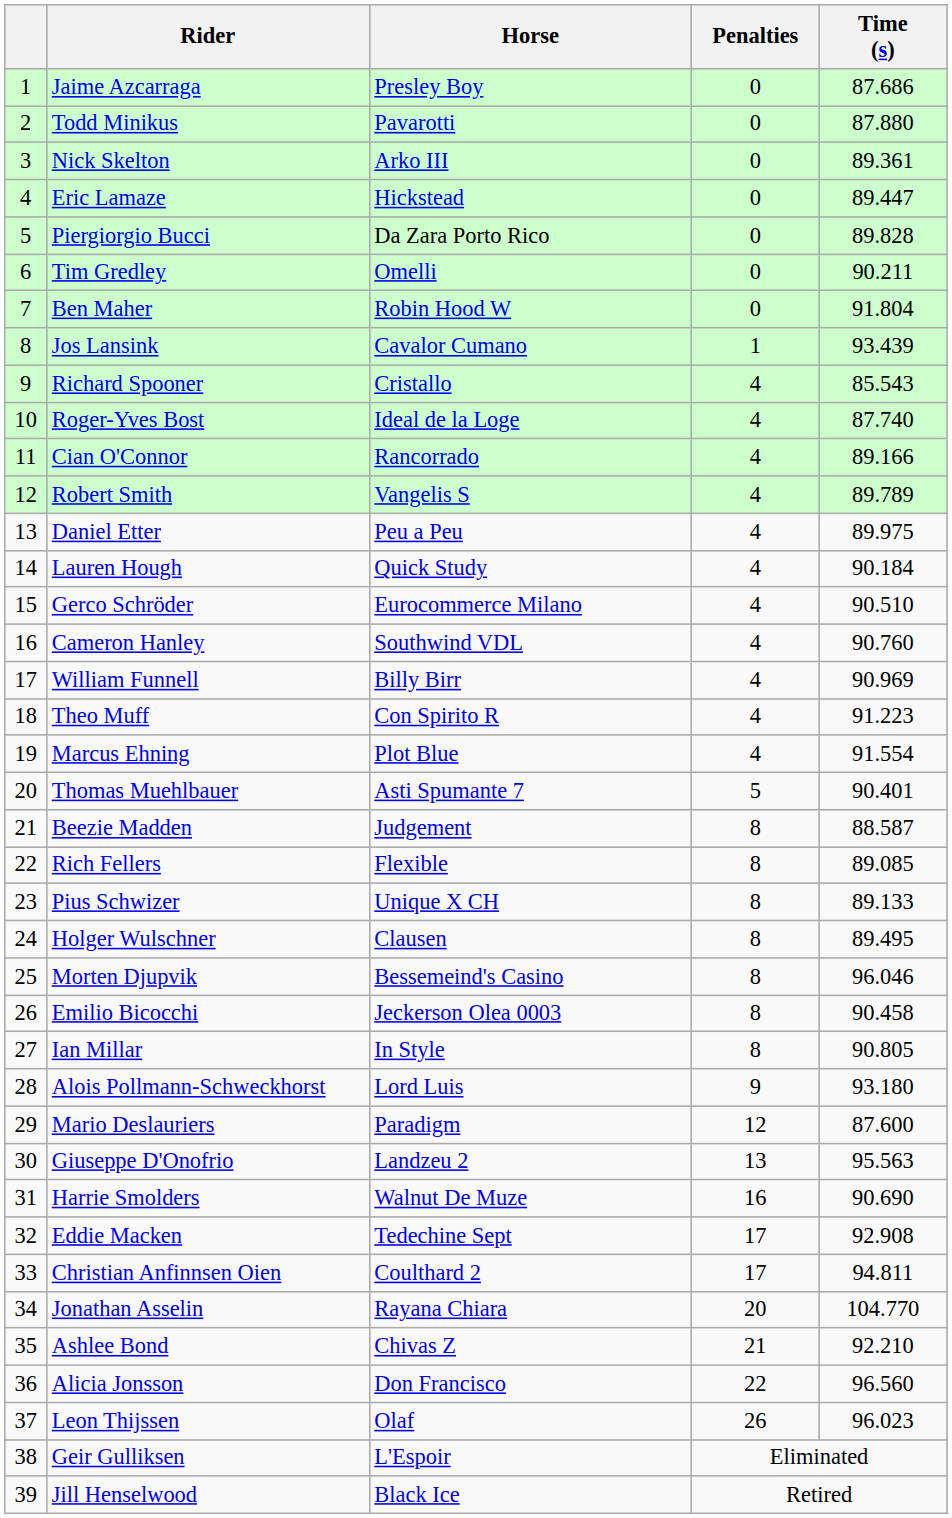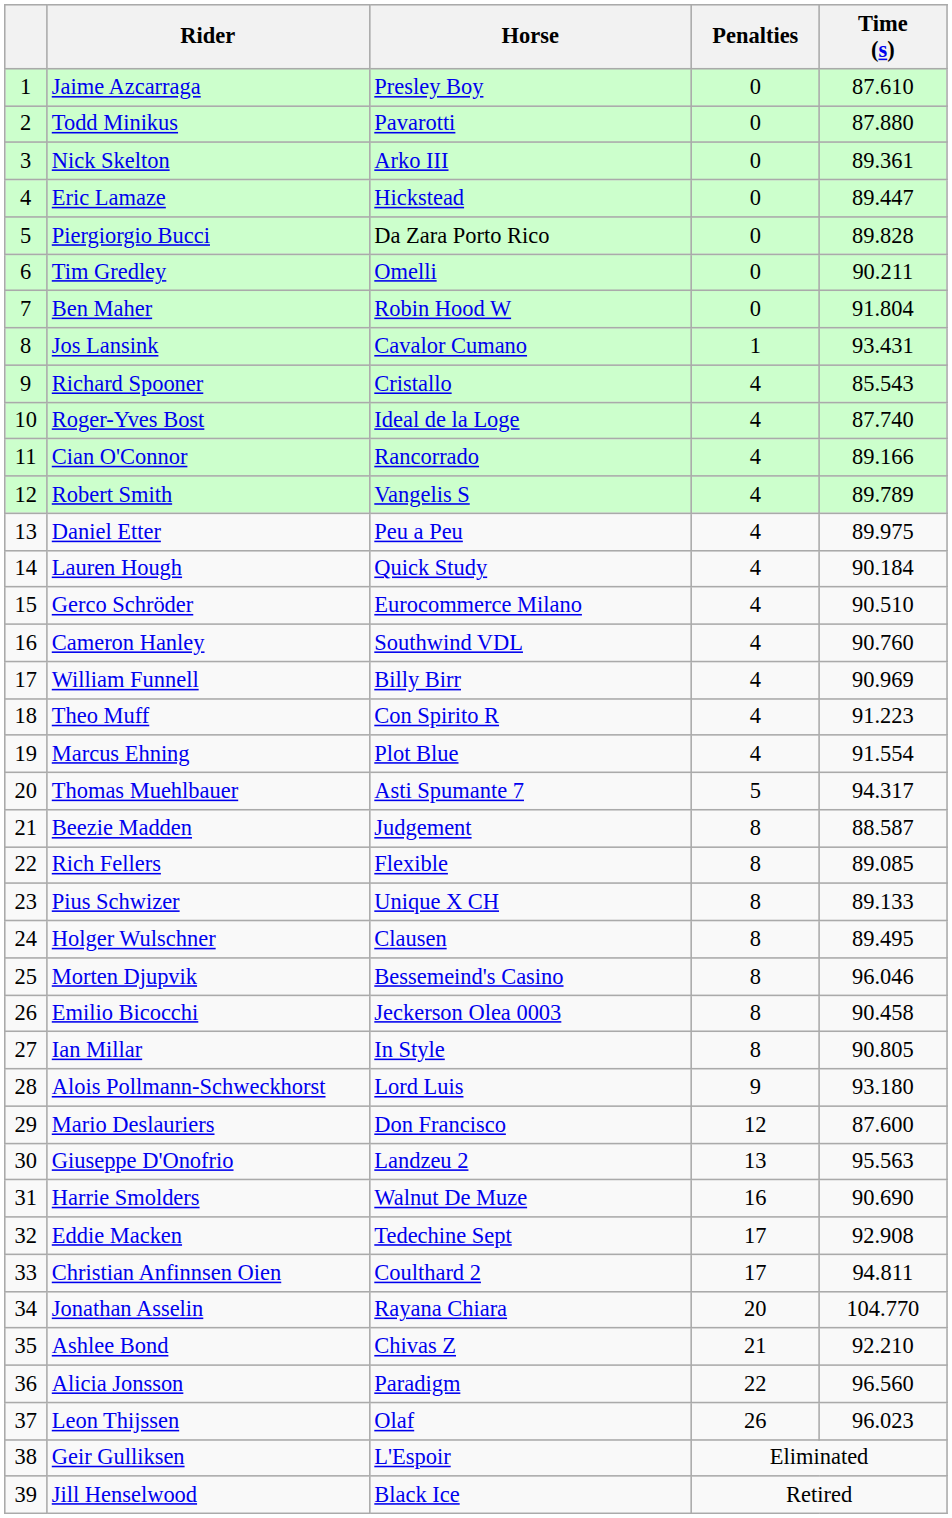(883, 86) 87.686 -> (883, 86) 87.610
(883, 346) 93.439 -> (883, 346) 93.431
(883, 790) 90.401 -> (883, 790) 94.317
(417, 1124) Paradigm -> (440, 1124) Don Francisco
(440, 1383) Don Francisco -> (417, 1383) Paradigm
